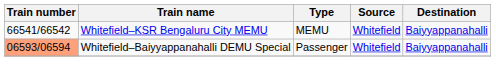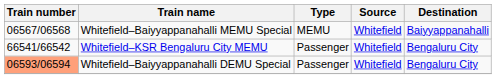+ row: (186, 30)
(312, 30) MEMU -> (323, 47) Passenger
(447, 30) Baiyyappanahalli -> (442, 47) Bengaluru City
(447, 47) Baiyyappanahalli -> (442, 64) Bengaluru City
